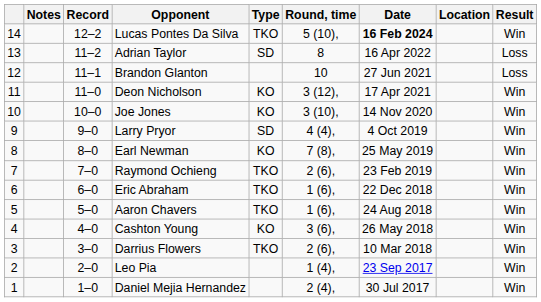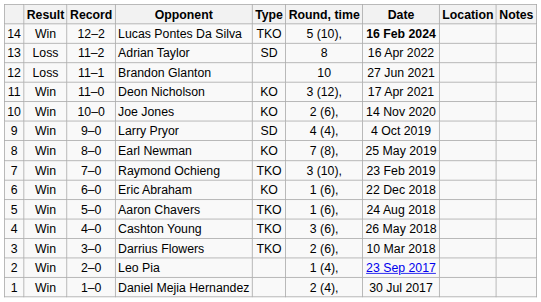columns swapped: (515, 14) <-> (44, 14)
(321, 112) 3 (10), -> (324, 112) 2 (6),
(321, 170) 2 (6), -> (324, 170) 3 (10),
(266, 190) TKO -> (269, 190) KO
(266, 229) KO -> (269, 229) TKO
